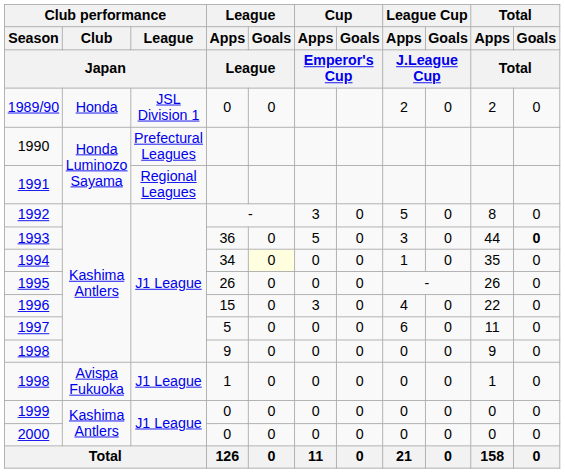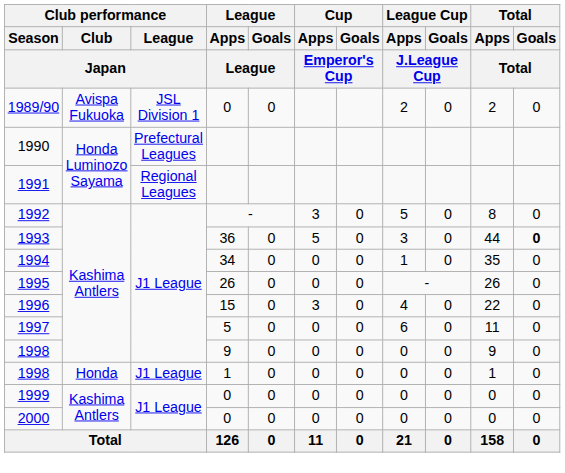(97, 107) Honda -> (97, 107) Avispa Fukuoka
(271, 260) lightyellow background -> (271, 260) no background
(97, 381) Avispa Fukuoka -> (97, 373) Honda
